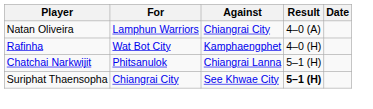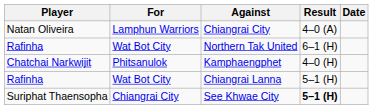+ row: (251, 46)
(25, 46) Rafinha -> (49, 63) Chatchai Narkwijit
(142, 46) Wat Bot City -> (140, 63) Phitsanulok
(49, 63) Chatchai Narkwijit -> (25, 79) Rafinha
(140, 63) Phitsanulok -> (142, 79) Wat Bot City
